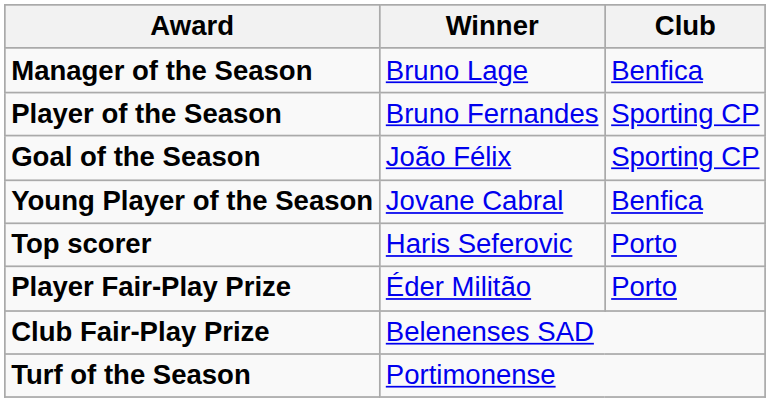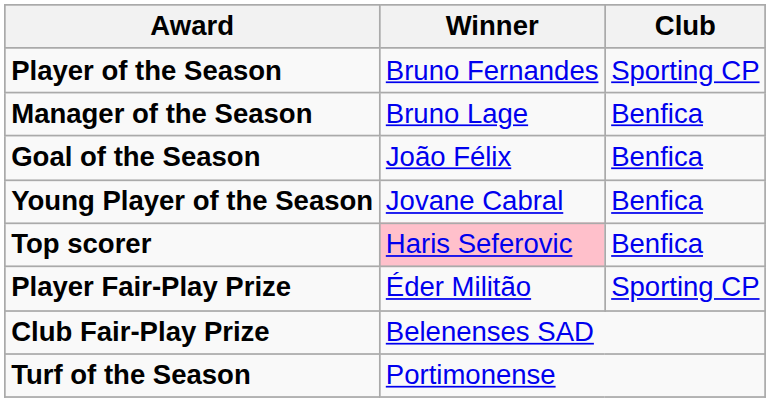rows swapped: (147, 113) <-> (162, 69)
(685, 157) Sporting CP -> (657, 157) Benfica
(479, 244) no background -> (479, 244) pink background
(644, 244) Porto -> (657, 244) Benfica
(644, 288) Porto -> (685, 288) Sporting CP
